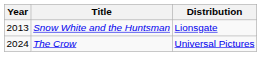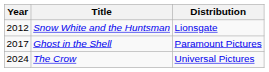(18, 28) 2013 -> (18, 28) 2012
+ row: (72, 43)
